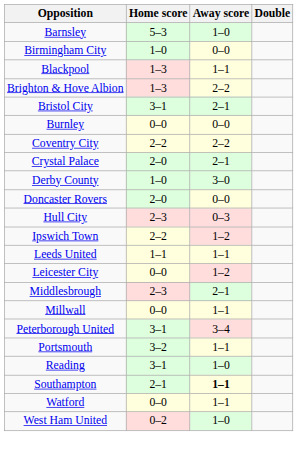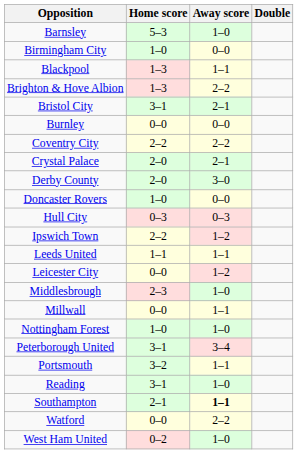(158, 180) 1–0 -> (158, 180) 2–0
(158, 198) 2–0 -> (158, 198) 1–0
(158, 217) 2–3 -> (158, 217) 0–3
(221, 291) 2–1 -> (221, 291) 1–0
+ row: (65, 328)
(221, 402) 1–1 -> (221, 421) 2–2
